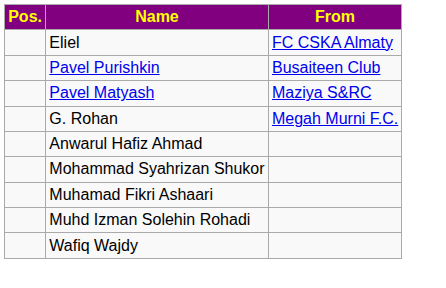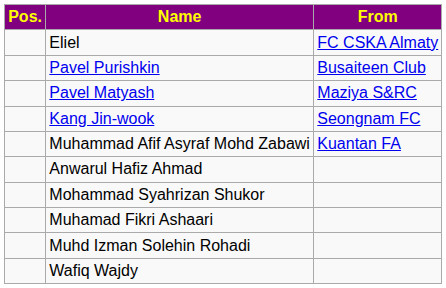+ row: (102, 118)
- row: (84, 118)
+ row: (180, 144)
